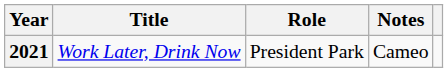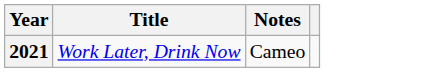- column: (307, 20)
